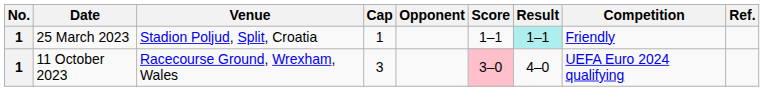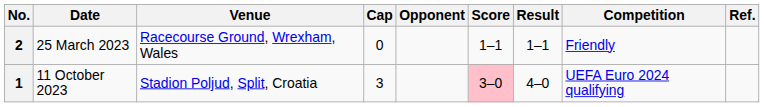(19, 37) 1 -> (19, 45) 2
(229, 37) Stadion Poljud, Split, Croatia -> (238, 45) Racecourse Ground, Wrexham, Wales
(380, 37) 1 -> (380, 45) 0
(538, 37) paleturquoise background -> (538, 45) no background
(238, 67) Racecourse Ground, Wrexham, Wales -> (229, 83) Stadion Poljud, Split, Croatia
